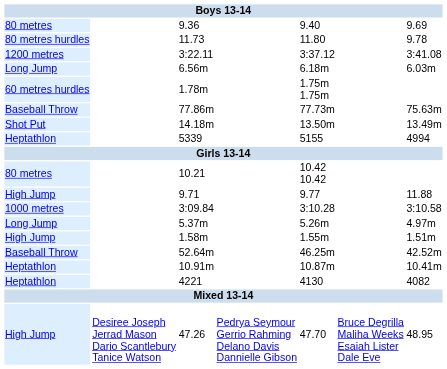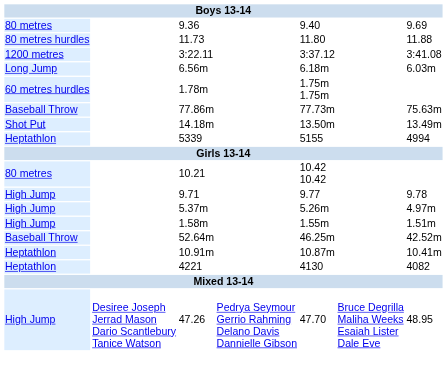(417, 40) 9.78 -> (419, 40) 11.88
(419, 194) 11.88 -> (417, 194) 9.78
- row: (196, 209)
(31, 223) Long Jump -> (30, 209) High Jump
